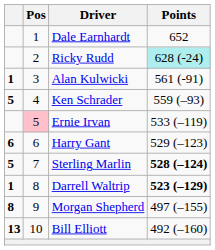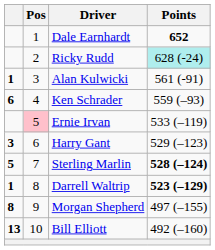(179, 36) normal -> (179, 36) bold
(11, 100) 5 -> (11, 100) 6
(11, 143) 6 -> (11, 143) 3
